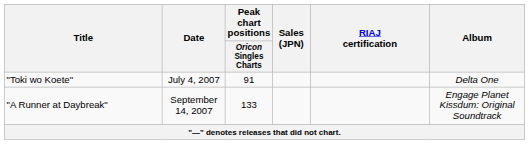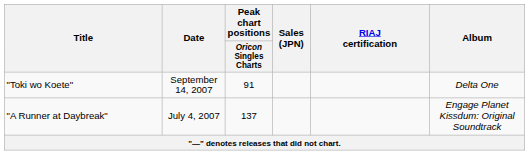(194, 79) July 4, 2007 -> (194, 85) September 14, 2007
(194, 105) September 14, 2007 -> (194, 116) July 4, 2007
(249, 105) 133 -> (249, 116) 137
